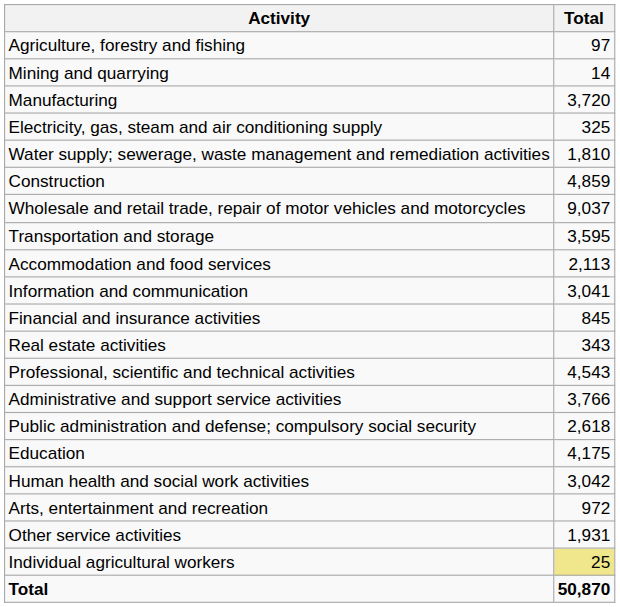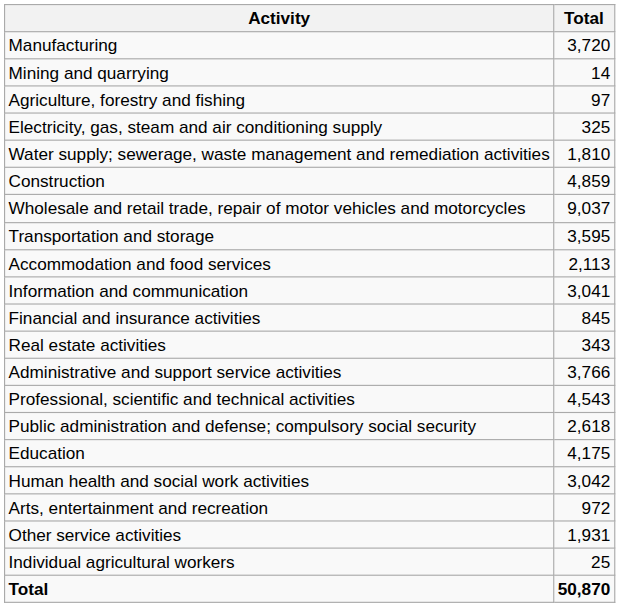rows swapped: (127, 46) <-> (63, 100)
rows swapped: (182, 372) <-> (175, 399)
(601, 562) khaki background -> (601, 562) no background
